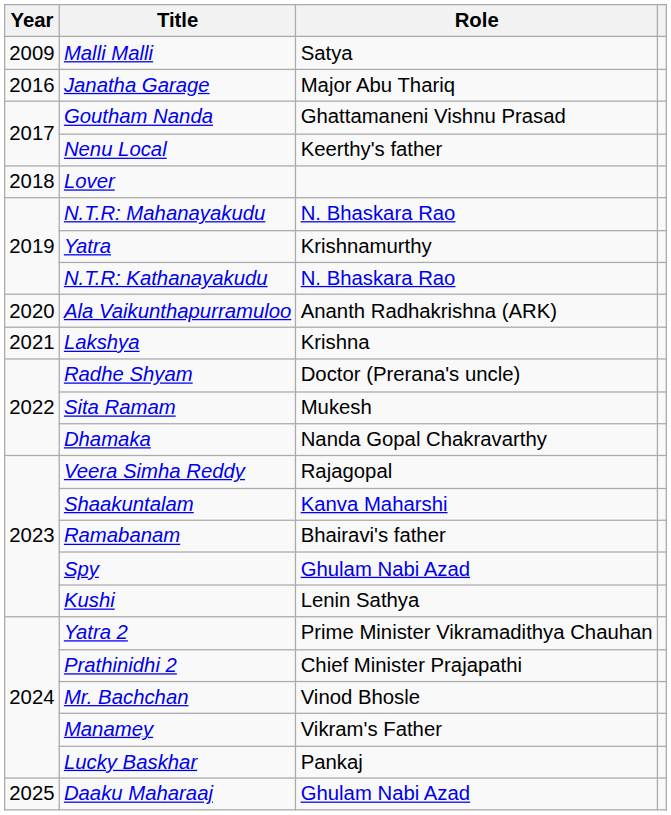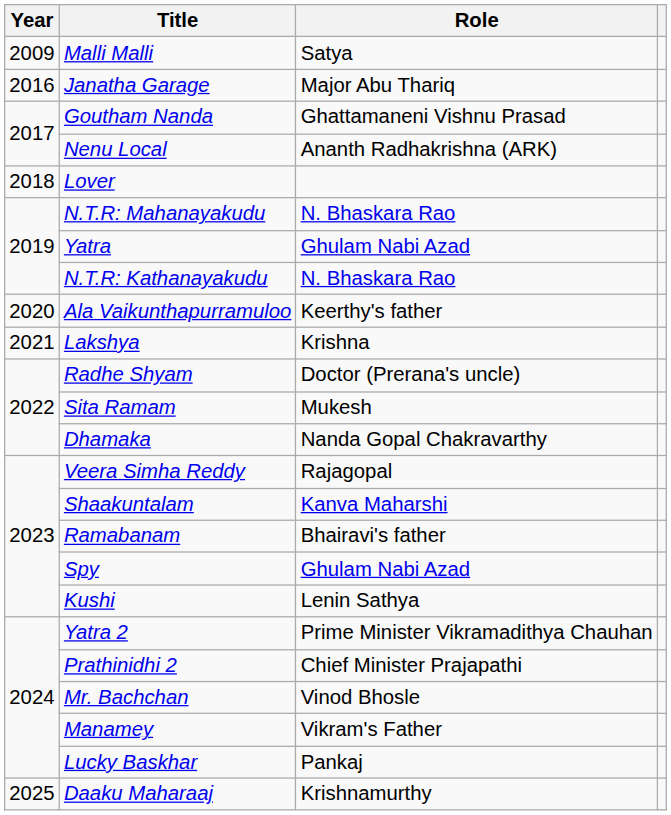(372, 149) Keerthy's father -> (429, 149) Ananth Radhakrishna (ARK)
(366, 246) Krishnamurthy -> (385, 246) Ghulam Nabi Azad
(429, 310) Ananth Radhakrishna (ARK) -> (372, 310) Keerthy's father
(385, 794) Ghulam Nabi Azad -> (366, 794) Krishnamurthy
